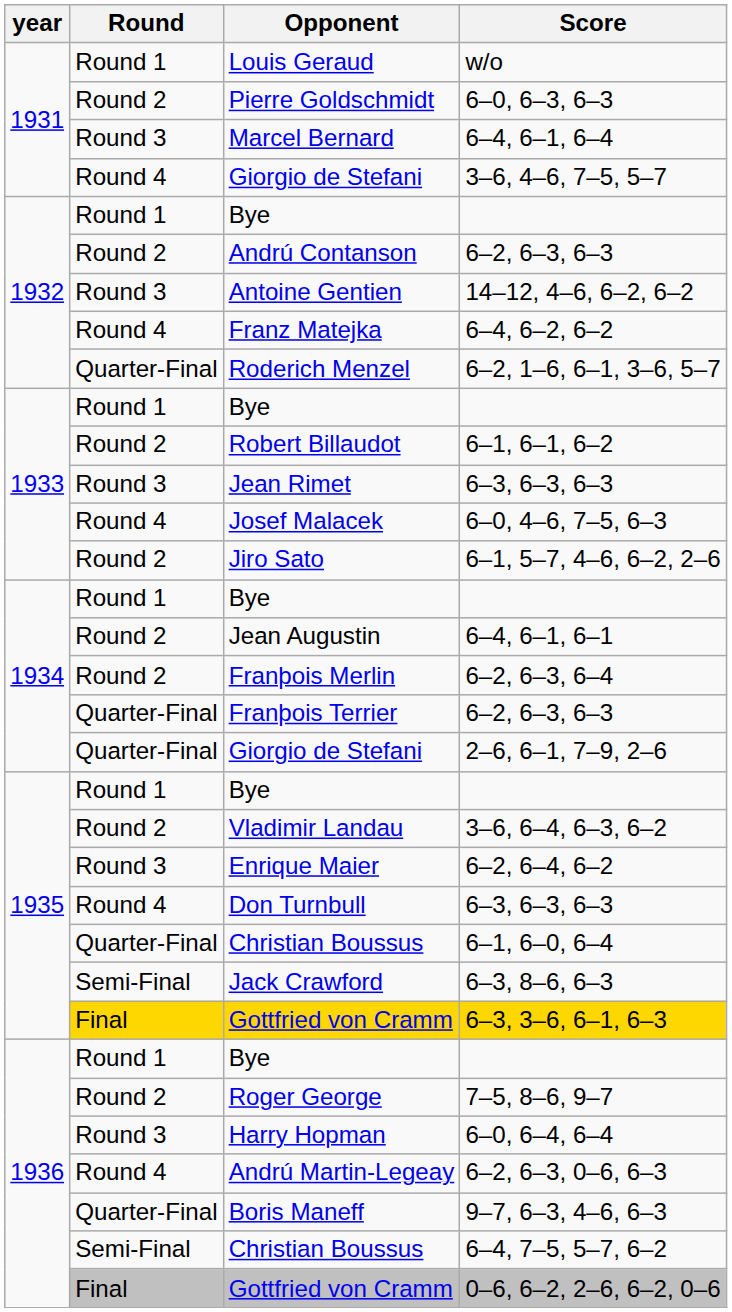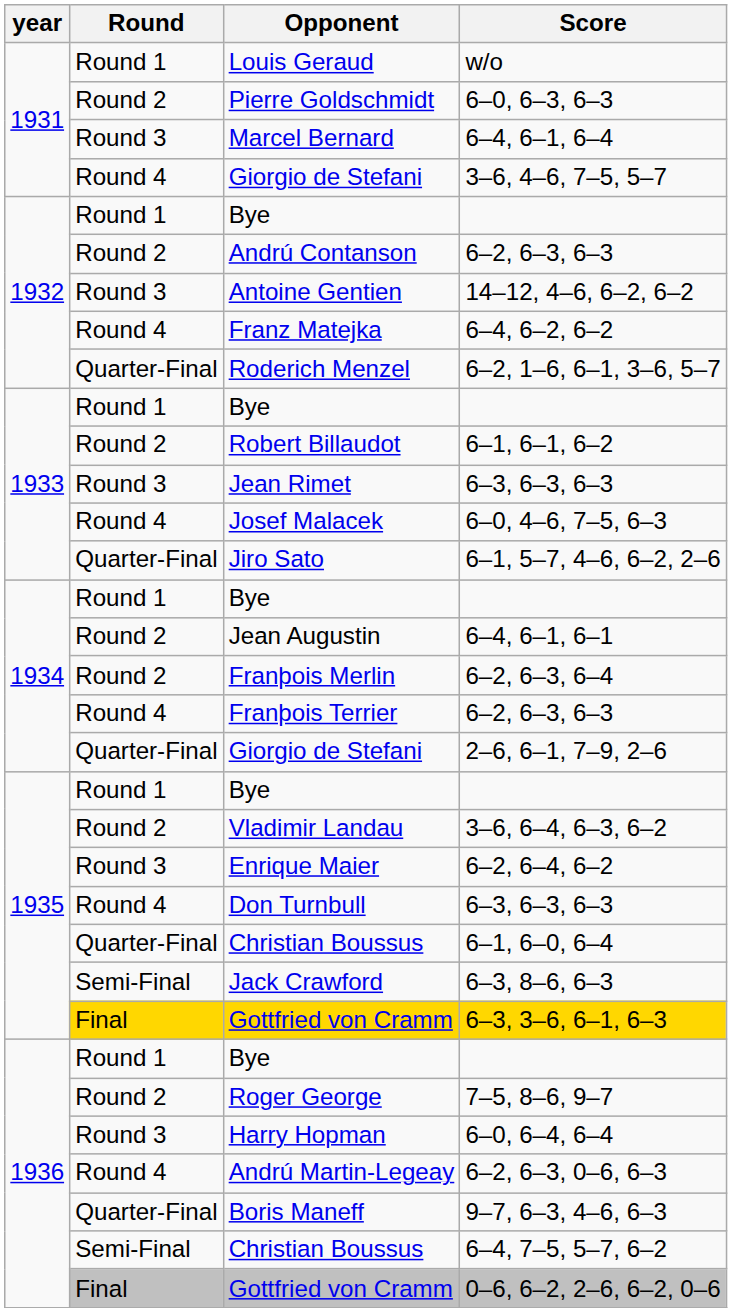(121, 560) Round 2 -> (146, 560) Quarter-Final
(146, 713) Quarter-Final -> (121, 713) Round 4
